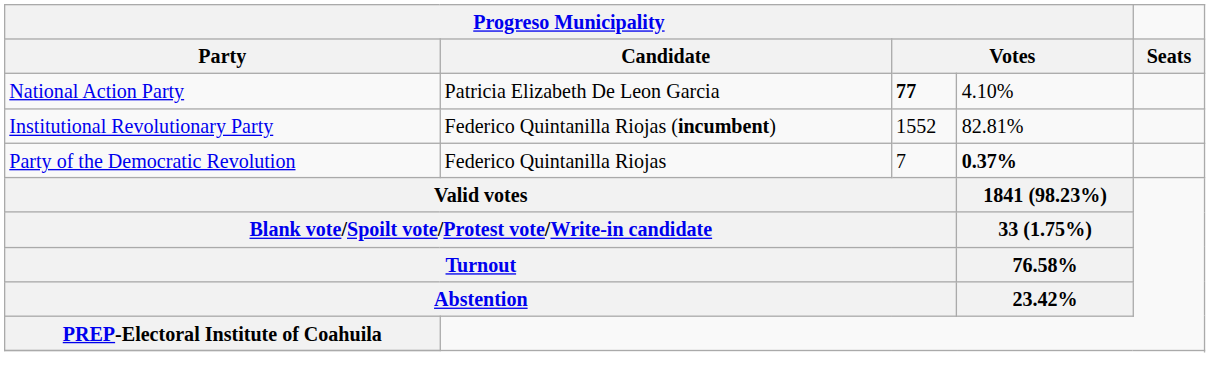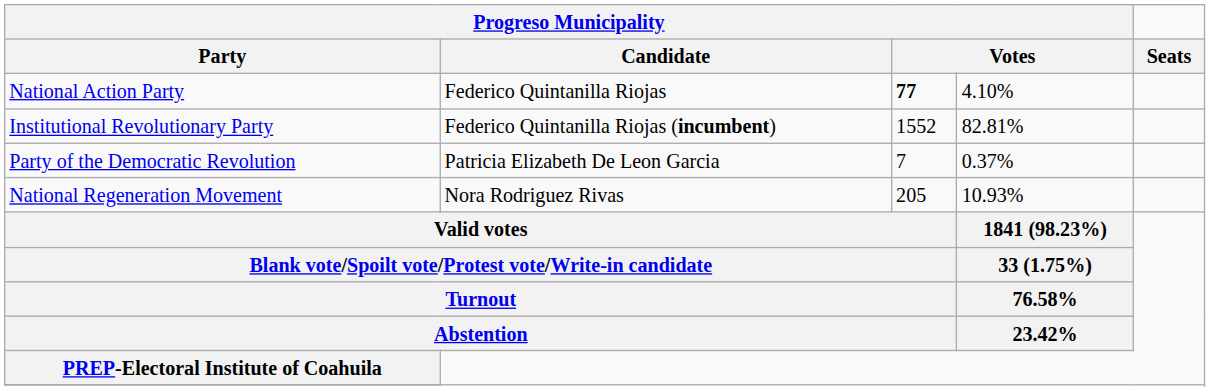(582, 91) Patricia Elizabeth De Leon Garcia -> (555, 91) Federico Quintanilla Riojas
(555, 160) Federico Quintanilla Riojas -> (582, 160) Patricia Elizabeth De Leon Garcia
(989, 160) bold -> (988, 160) normal
+ row: (146, 195)
